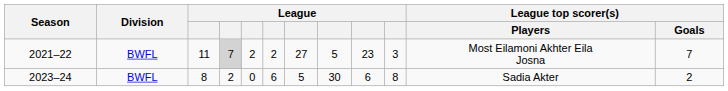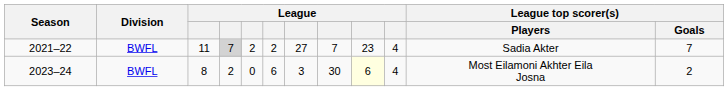(335, 54) 5 -> (335, 48) 7
(395, 54) 3 -> (395, 48) 4
(531, 54) Most Eilamoni Akhter Eila Josna -> (531, 48) Sadia Akter
(301, 77) 5 -> (301, 71) 3
(368, 77) no background -> (368, 71) lightyellow background
(395, 77) 8 -> (395, 71) 4
(531, 77) Sadia Akter -> (531, 71) Most Eilamoni Akhter Eila Josna
